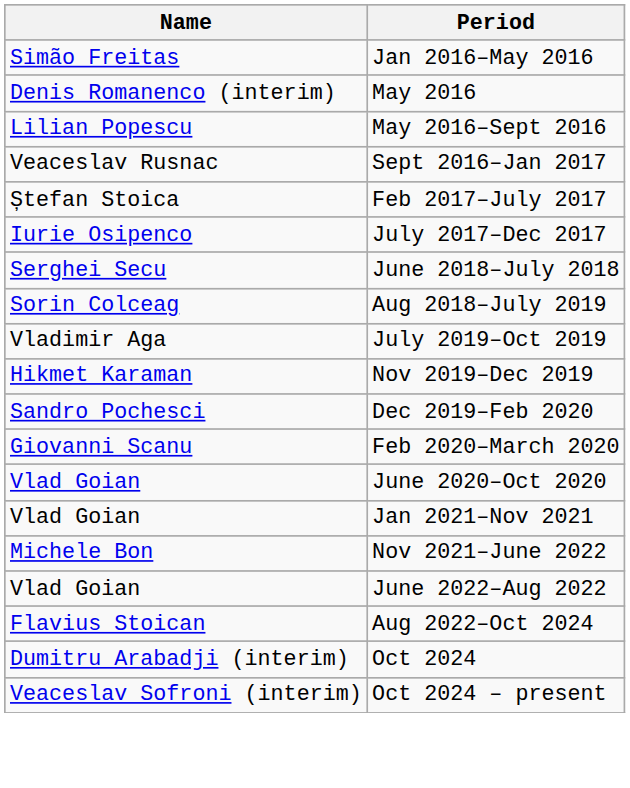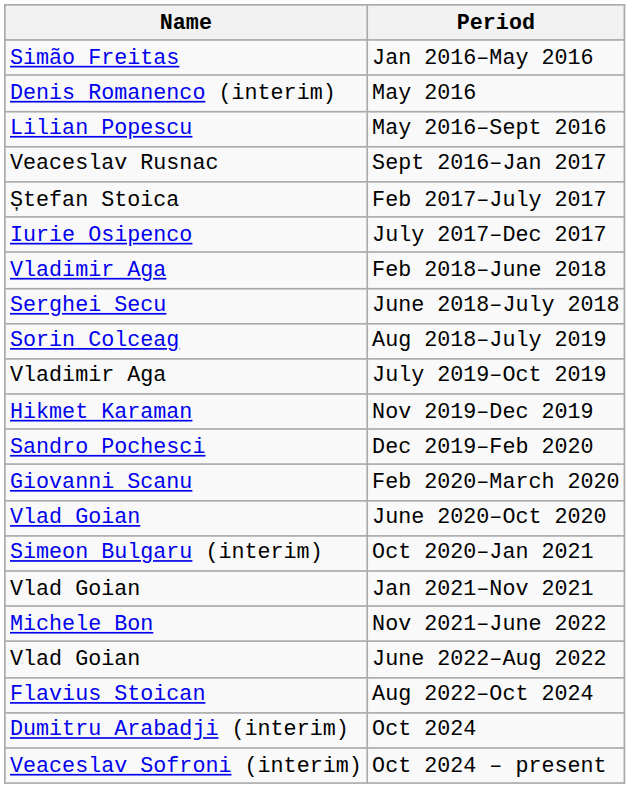+ row: (489, 270)
+ row: (483, 553)
